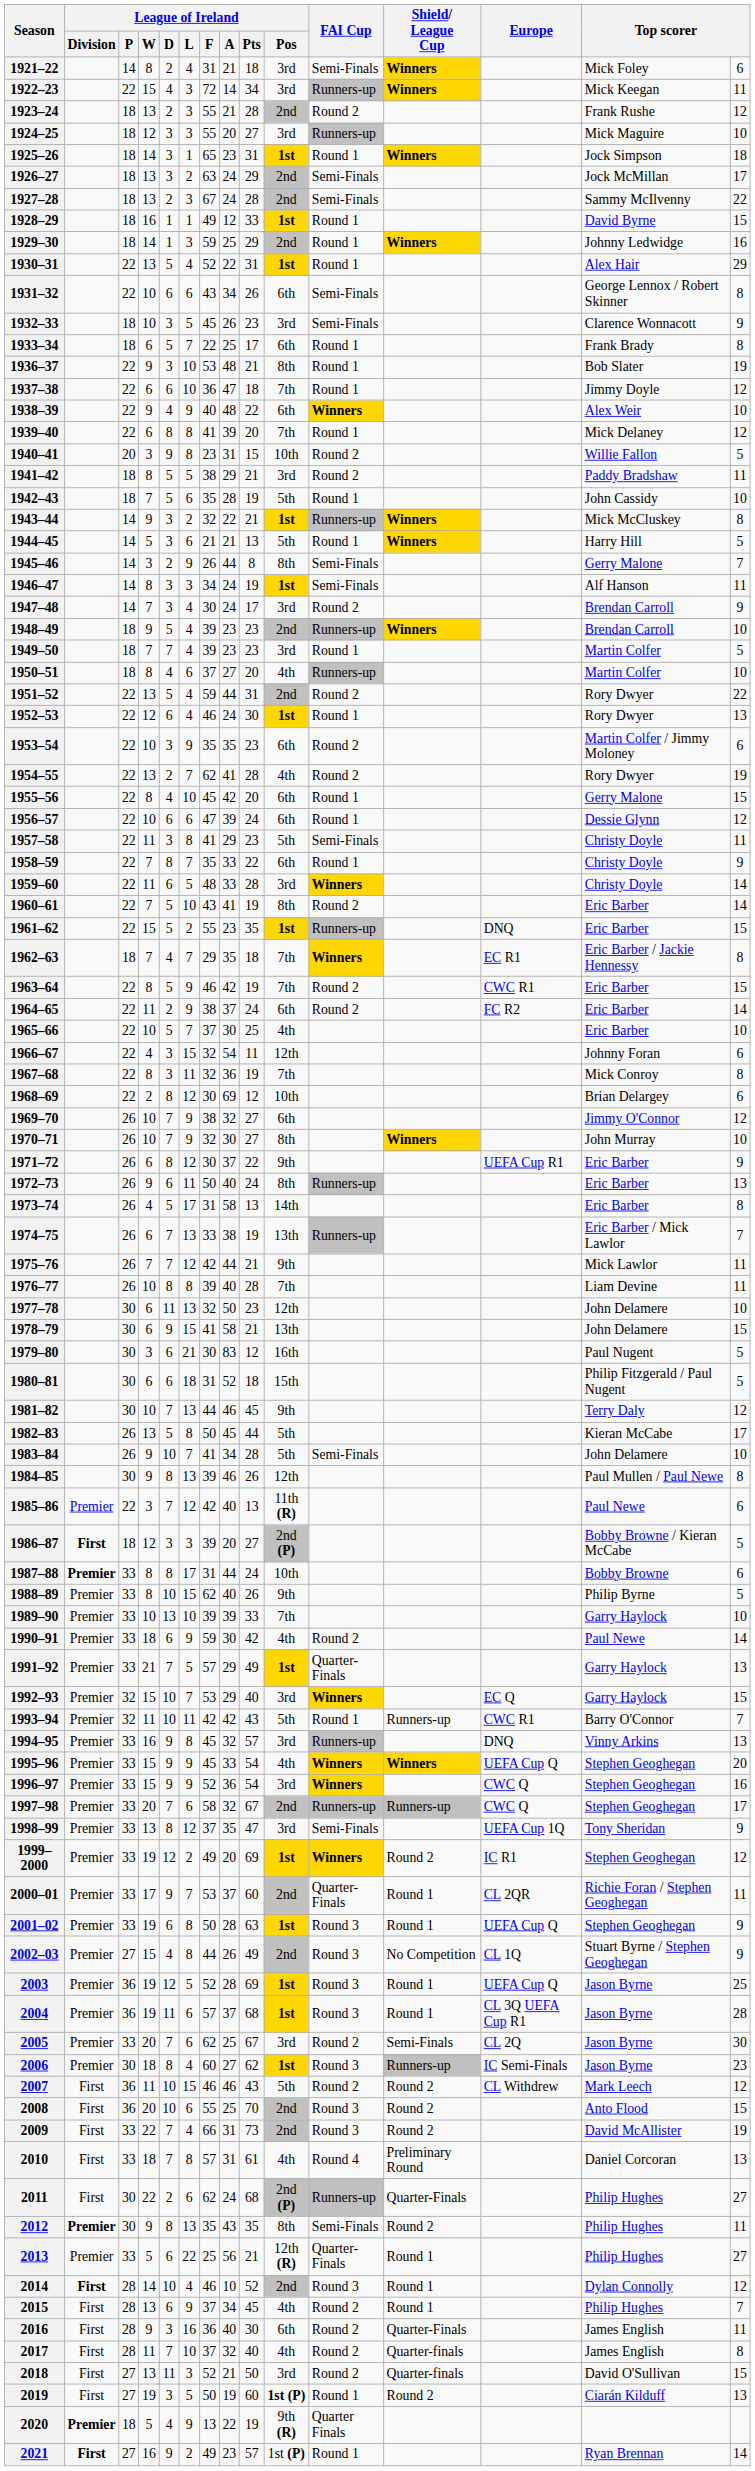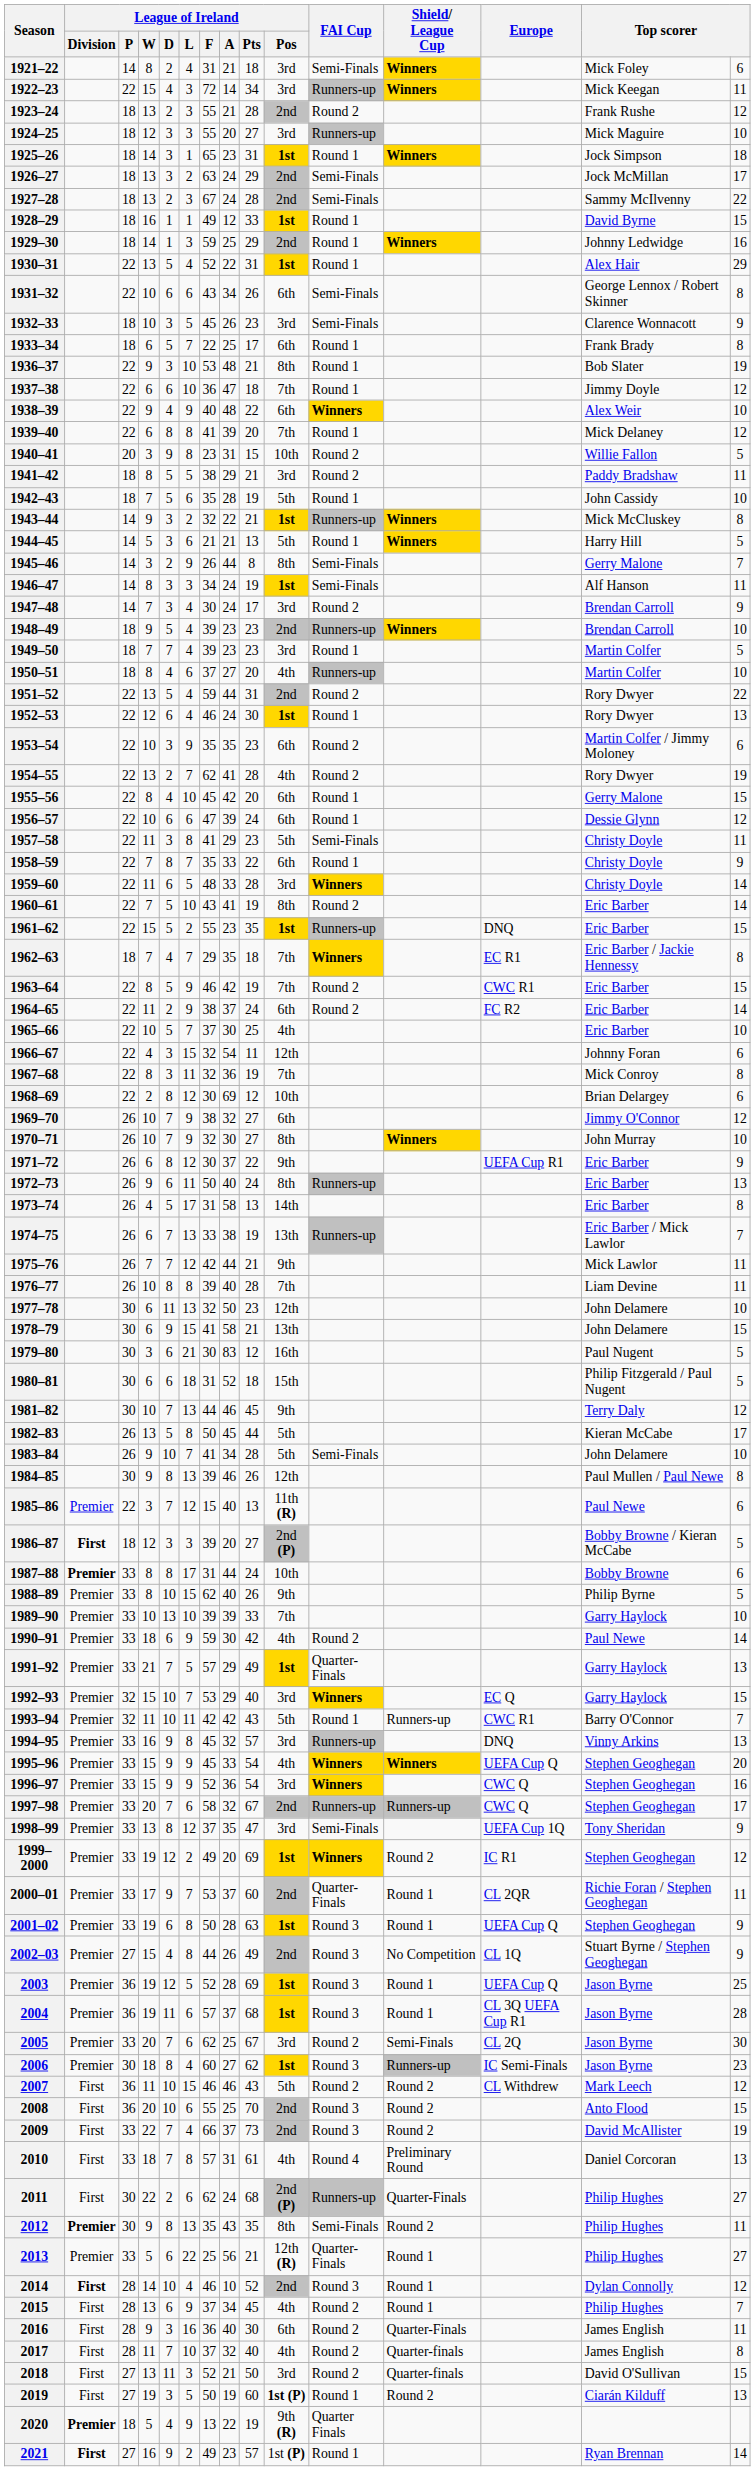(209, 1506) 42 -> (209, 1506) 15
(229, 2130) 31 -> (229, 2130) 37
